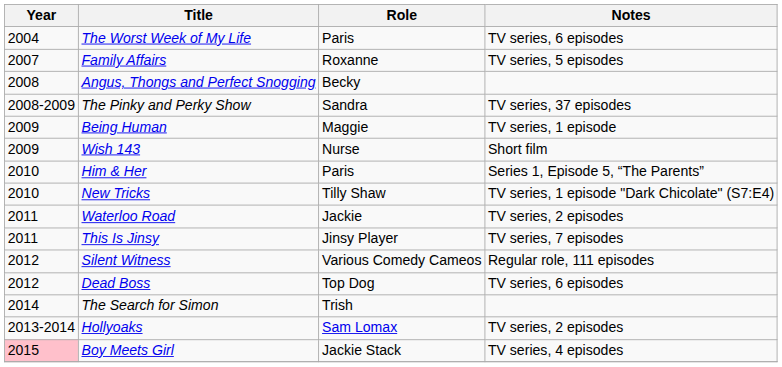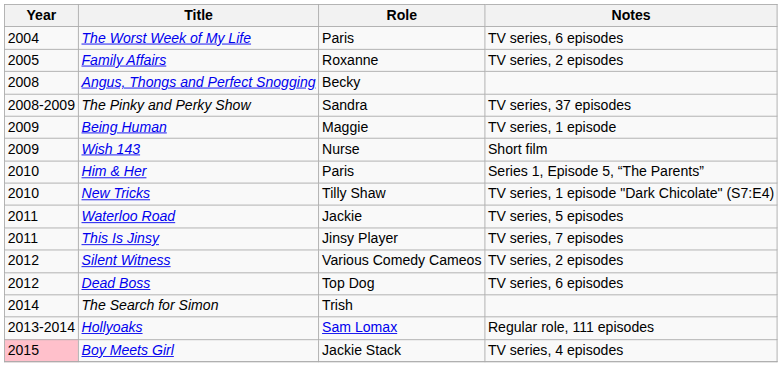(23, 60) 2007 -> (23, 60) 2005
(556, 60) TV series, 5 episodes -> (556, 60) TV series, 2 episodes
(556, 216) TV series, 2 episodes -> (556, 216) TV series, 5 episodes
(571, 261) Regular role, 111 episodes -> (556, 261) TV series, 2 episodes
(556, 328) TV series, 2 episodes -> (571, 328) Regular role, 111 episodes
